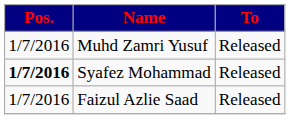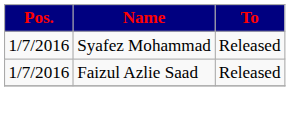- row: (143, 45)
(39, 72) bold -> (39, 45) normal
